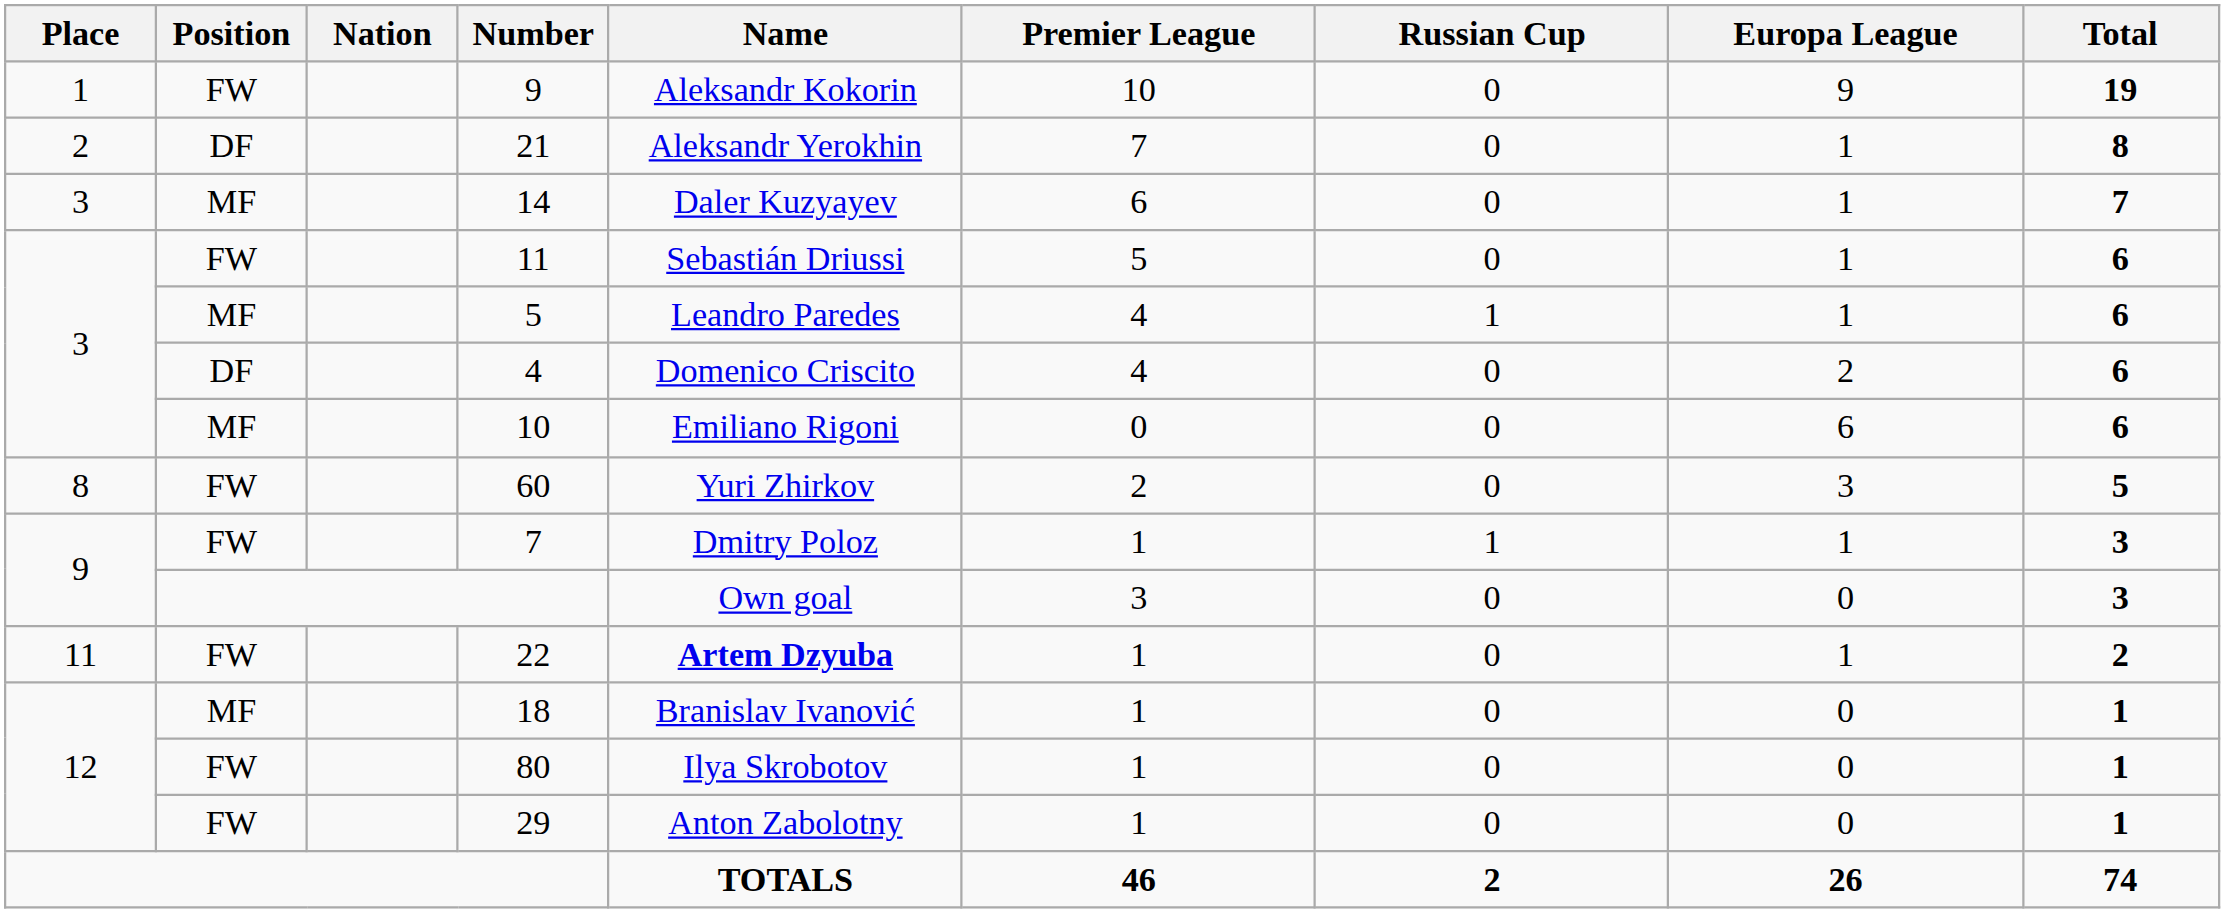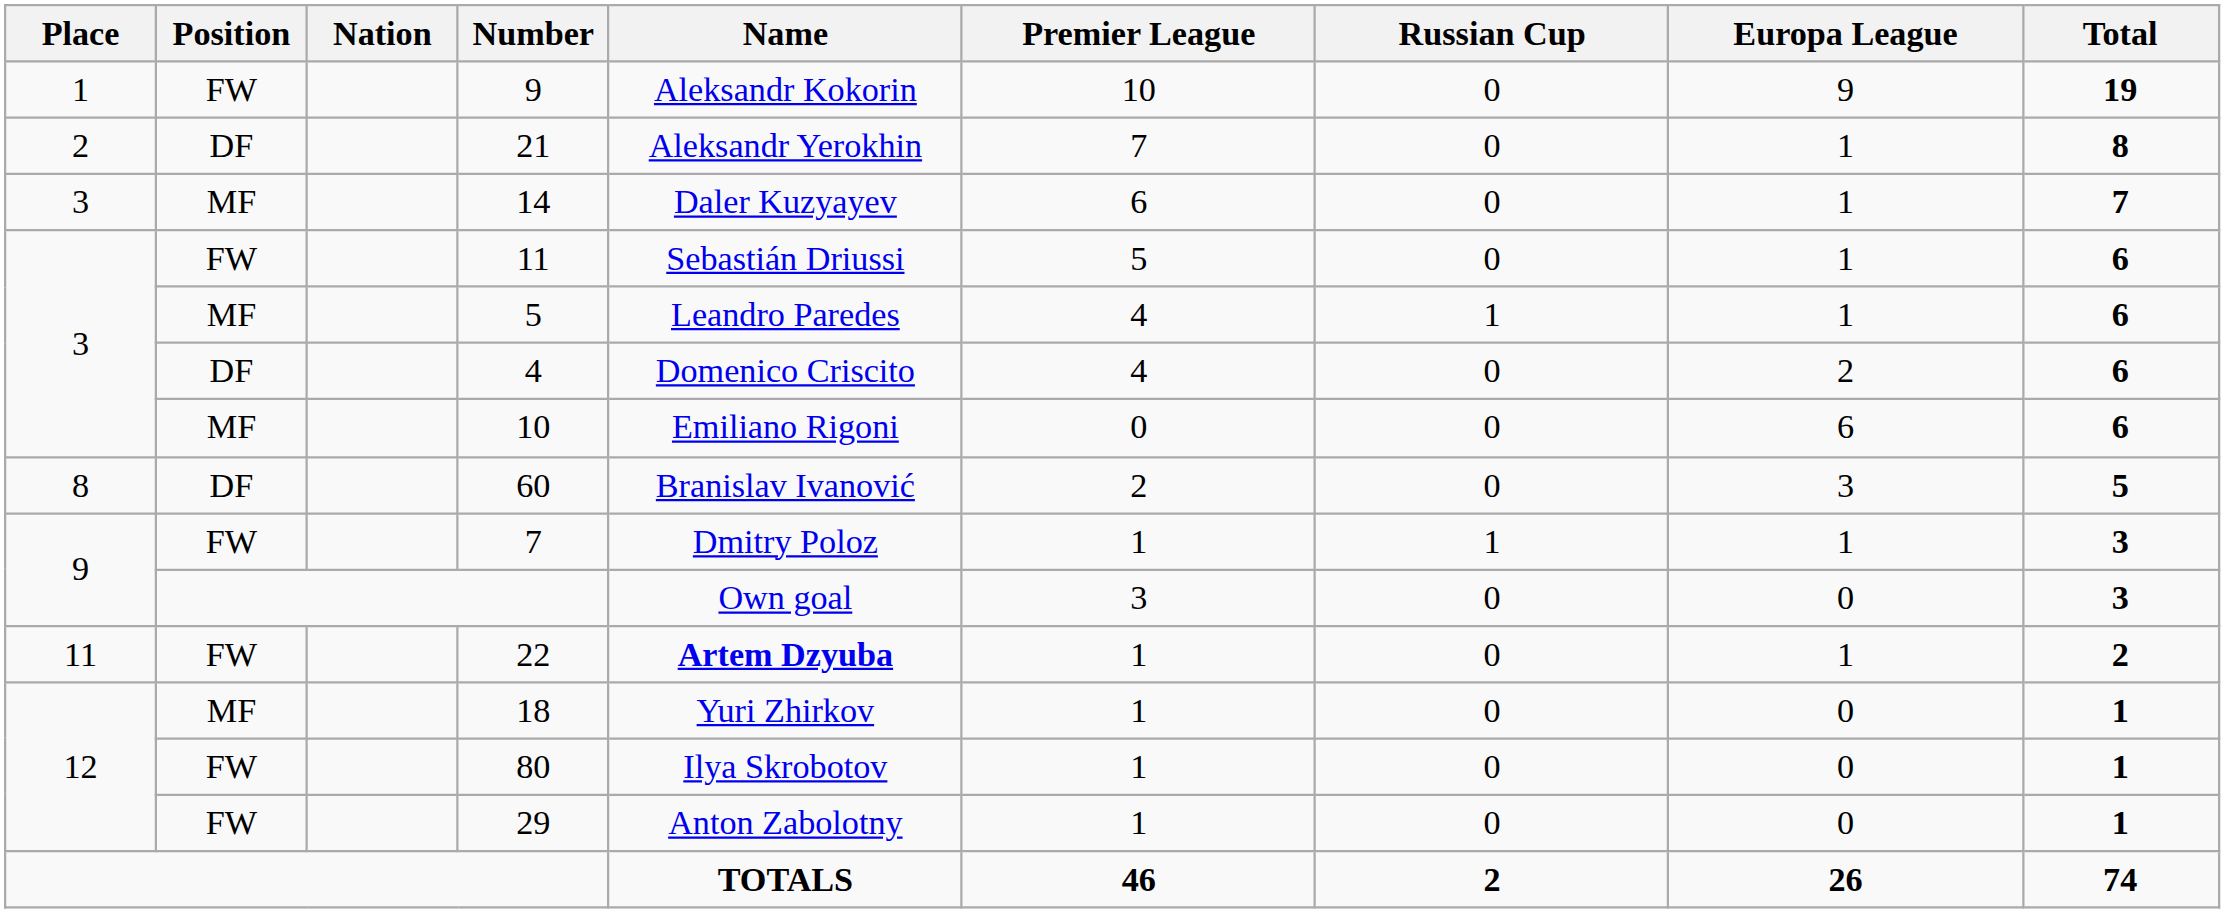(231, 484) FW -> (231, 484) DF
(785, 484) Yuri Zhirkov -> (785, 484) Branislav Ivanović
(785, 709) Branislav Ivanović -> (785, 709) Yuri Zhirkov
